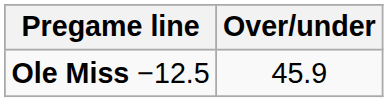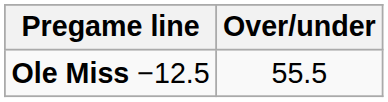(299, 72) 45.9 -> (299, 72) 55.5
